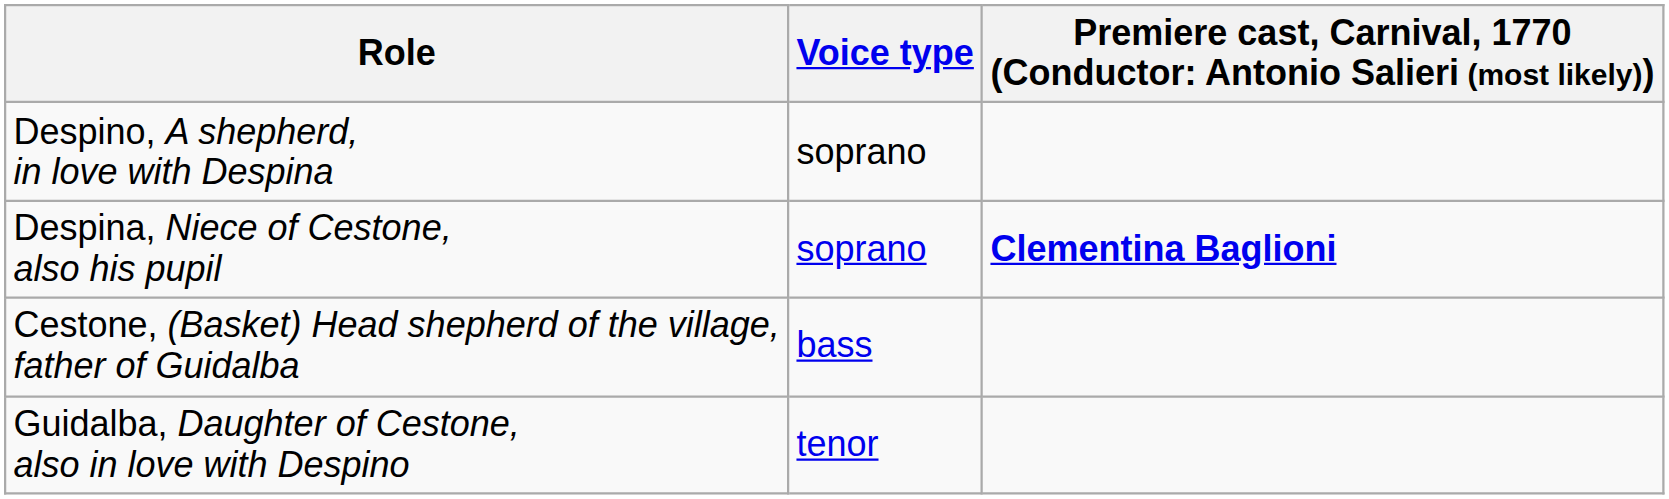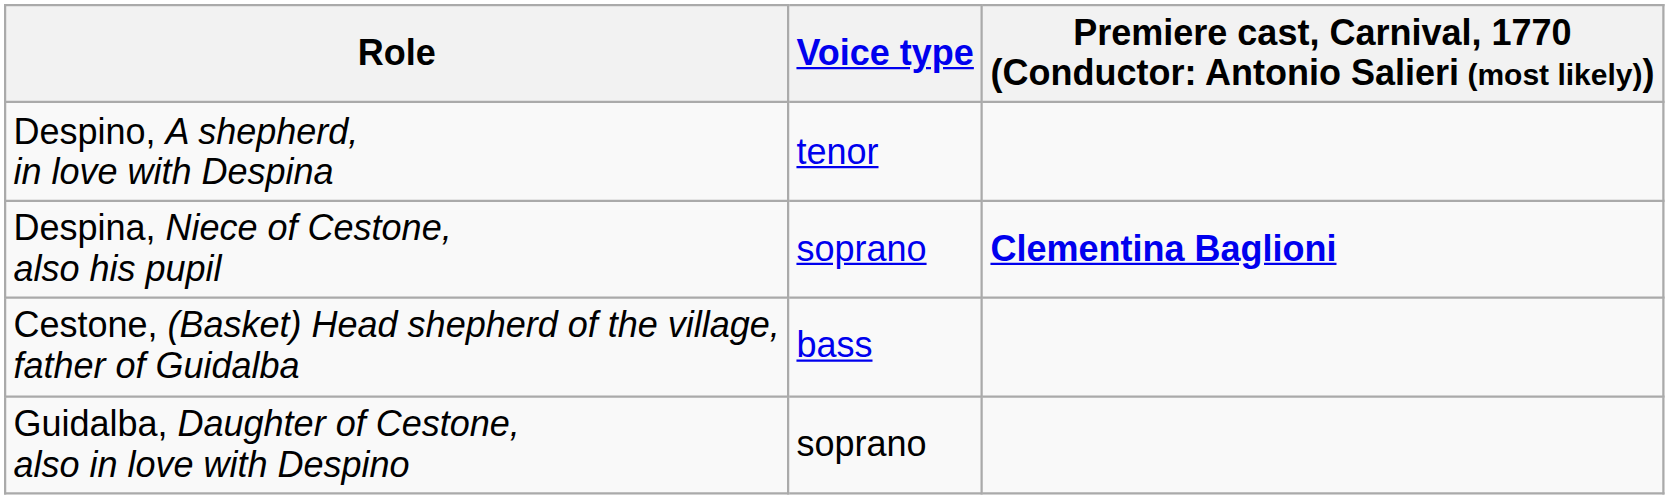(862, 150) soprano -> (837, 150) tenor
(837, 443) tenor -> (862, 443) soprano
